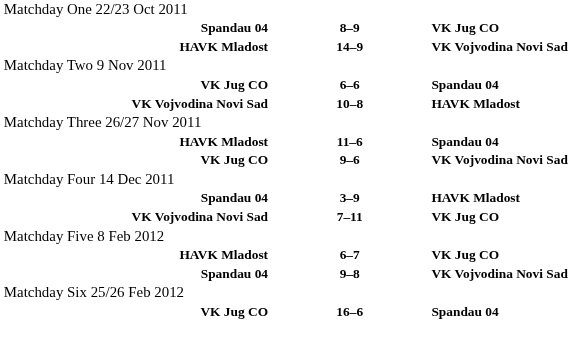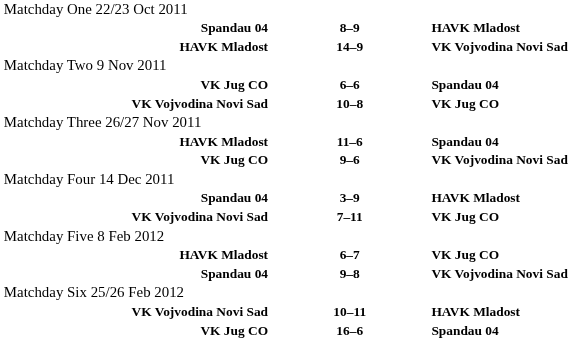(465, 28) VK Jug CO -> (476, 28) HAVK Mladost
(476, 103) HAVK Mladost -> (465, 103) VK Jug CO
+ row: (350, 311)
